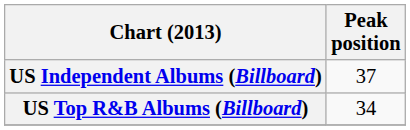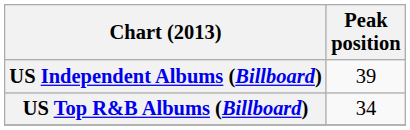(366, 76) 37 -> (366, 76) 39
